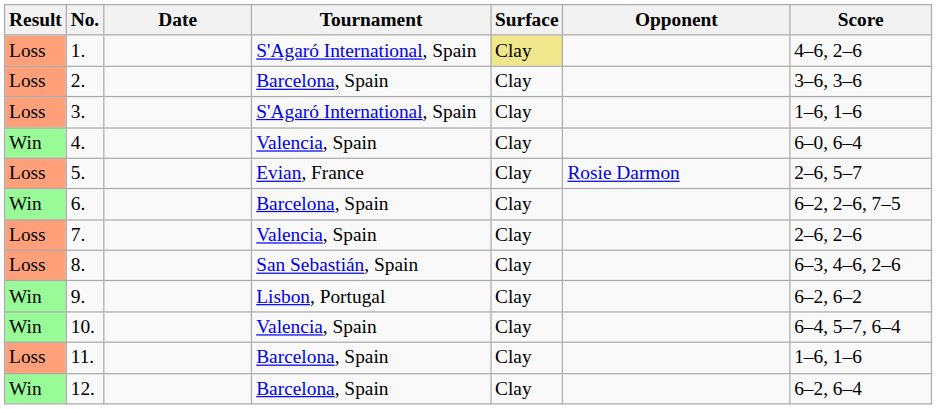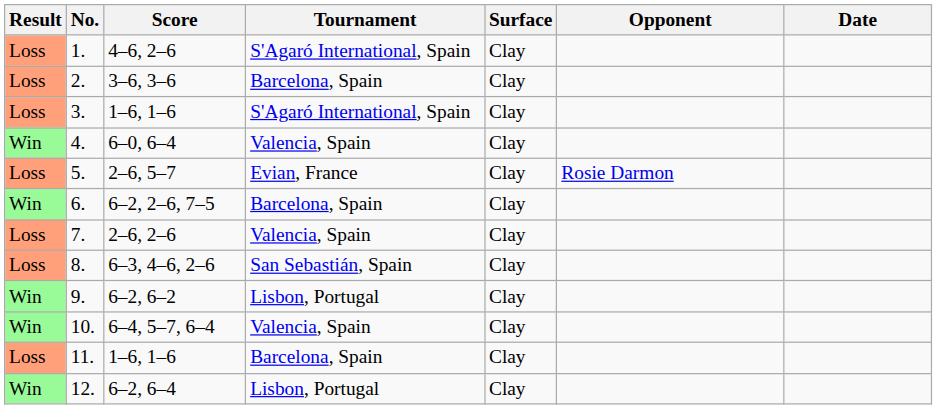columns swapped: (178, 19) <-> (861, 19)
(513, 50) khaki background -> (507, 50) no background
(322, 388) Barcelona, Spain -> (315, 388) Lisbon, Portugal
